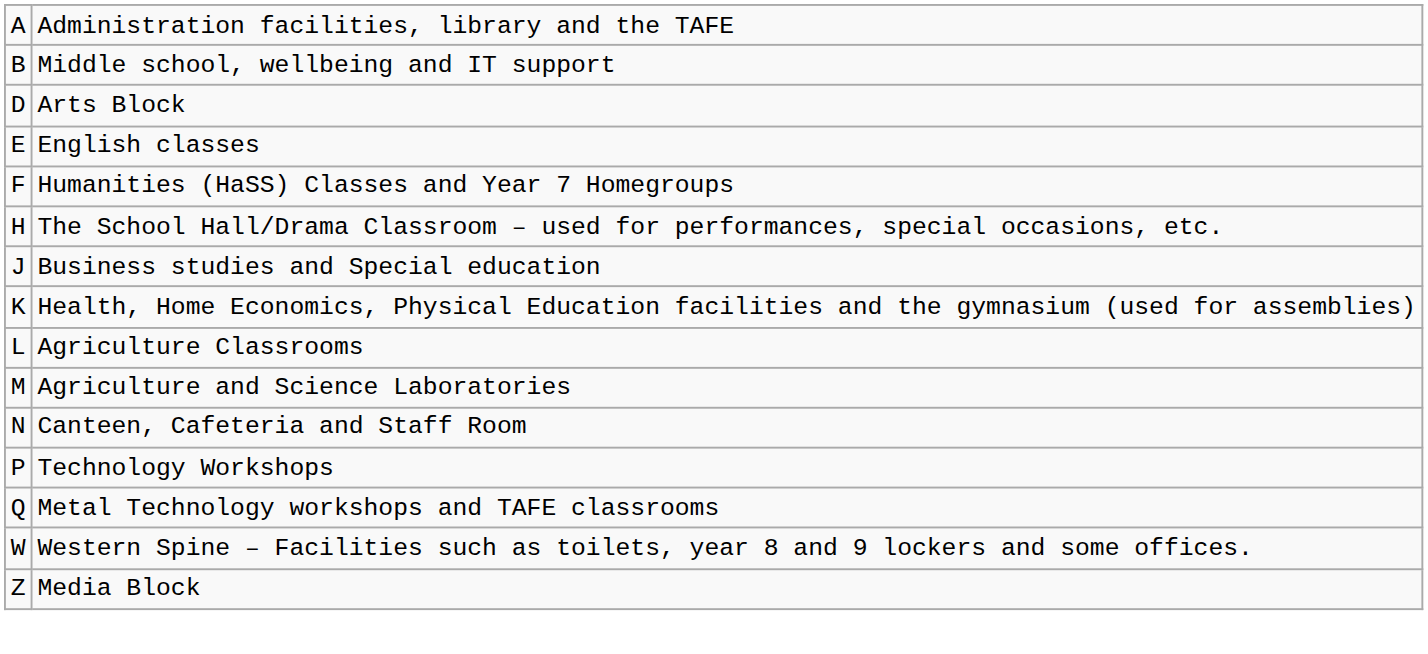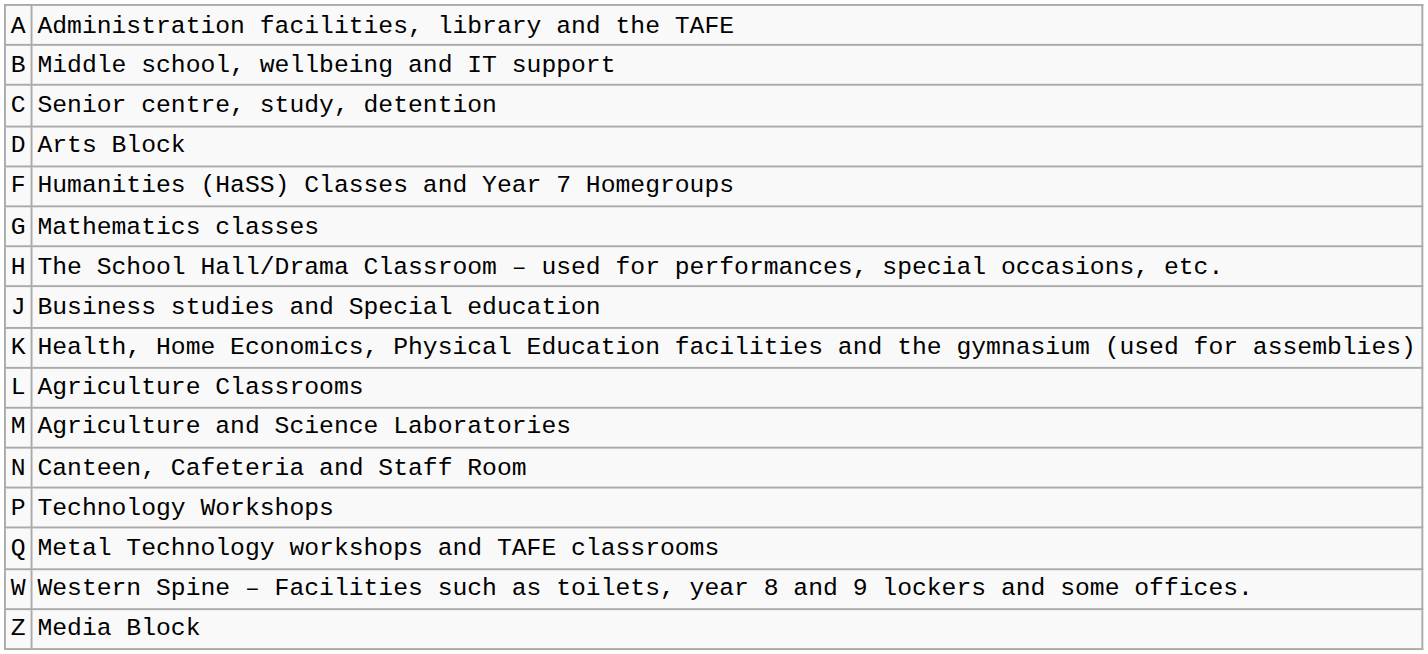+ row: (267, 106)
- row: (149, 146)
+ row: (178, 226)
